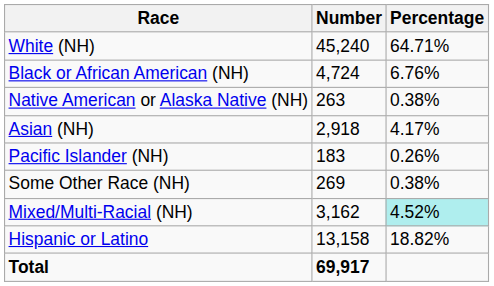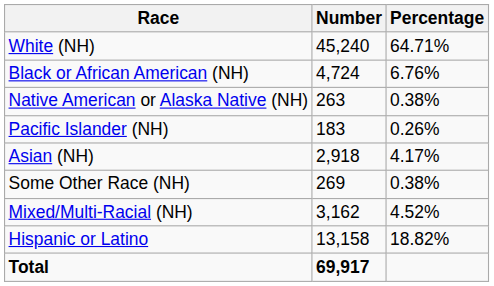rows swapped: (51, 128) <-> (89, 156)
(415, 211) paleturquoise background -> (415, 211) no background
